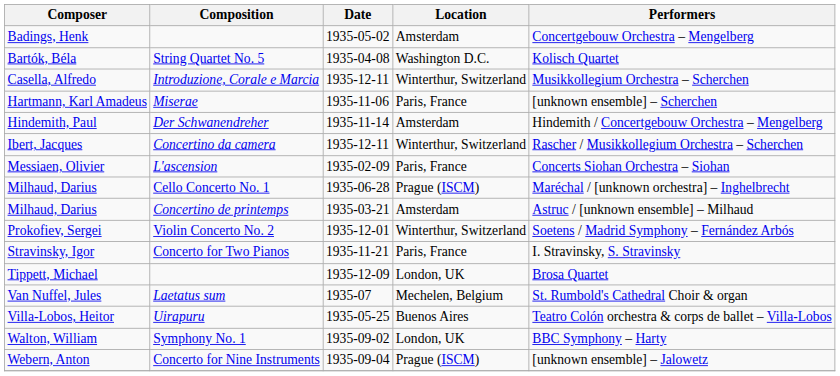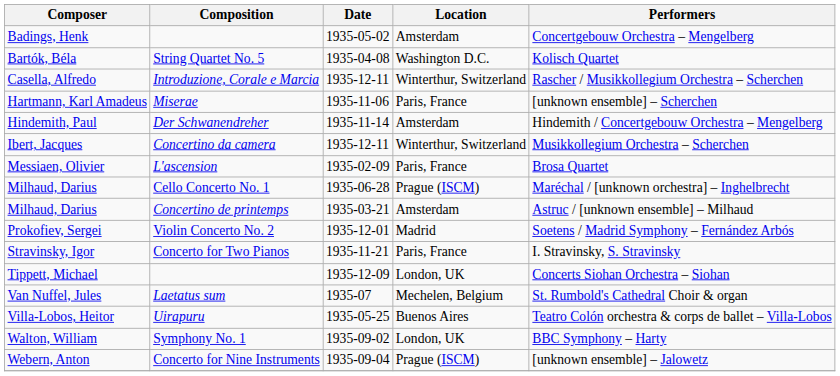(641, 79) Musikkollegium Orchestra – Scherchen -> (668, 79) Rascher / Musikkollegium Orchestra – Scherchen
(668, 144) Rascher / Musikkollegium Orchestra – Scherchen -> (641, 144) Musikkollegium Orchestra – Scherchen
(631, 166) Concerts Siohan Orchestra – Siohan -> (570, 166) Brosa Quartet
(461, 230) Winterthur, Switzerland -> (416, 230) Madrid
(570, 274) Brosa Quartet -> (631, 274) Concerts Siohan Orchestra – Siohan
